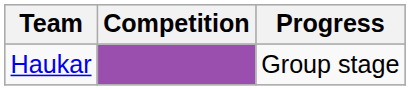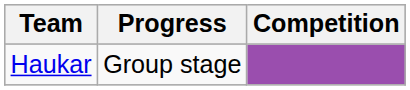columns swapped: (176, 24) <-> (330, 24)
